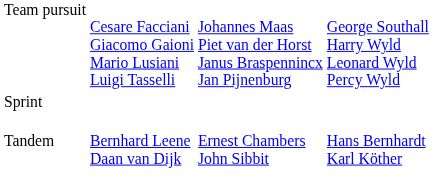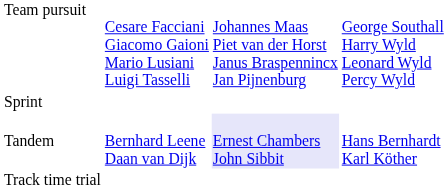(252, 149) no background -> (267, 149) lavender background
+ row: (52, 180)
